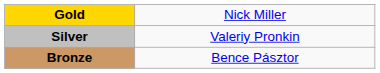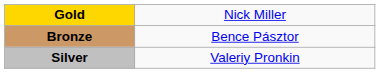rows swapped: (70, 36) <-> (70, 57)
